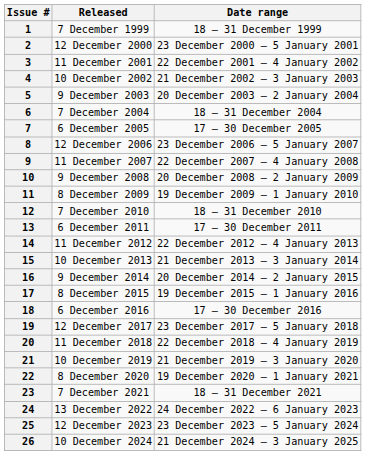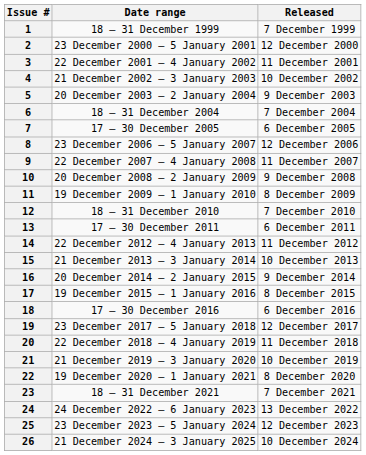columns swapped: (258, 13) <-> (103, 13)
